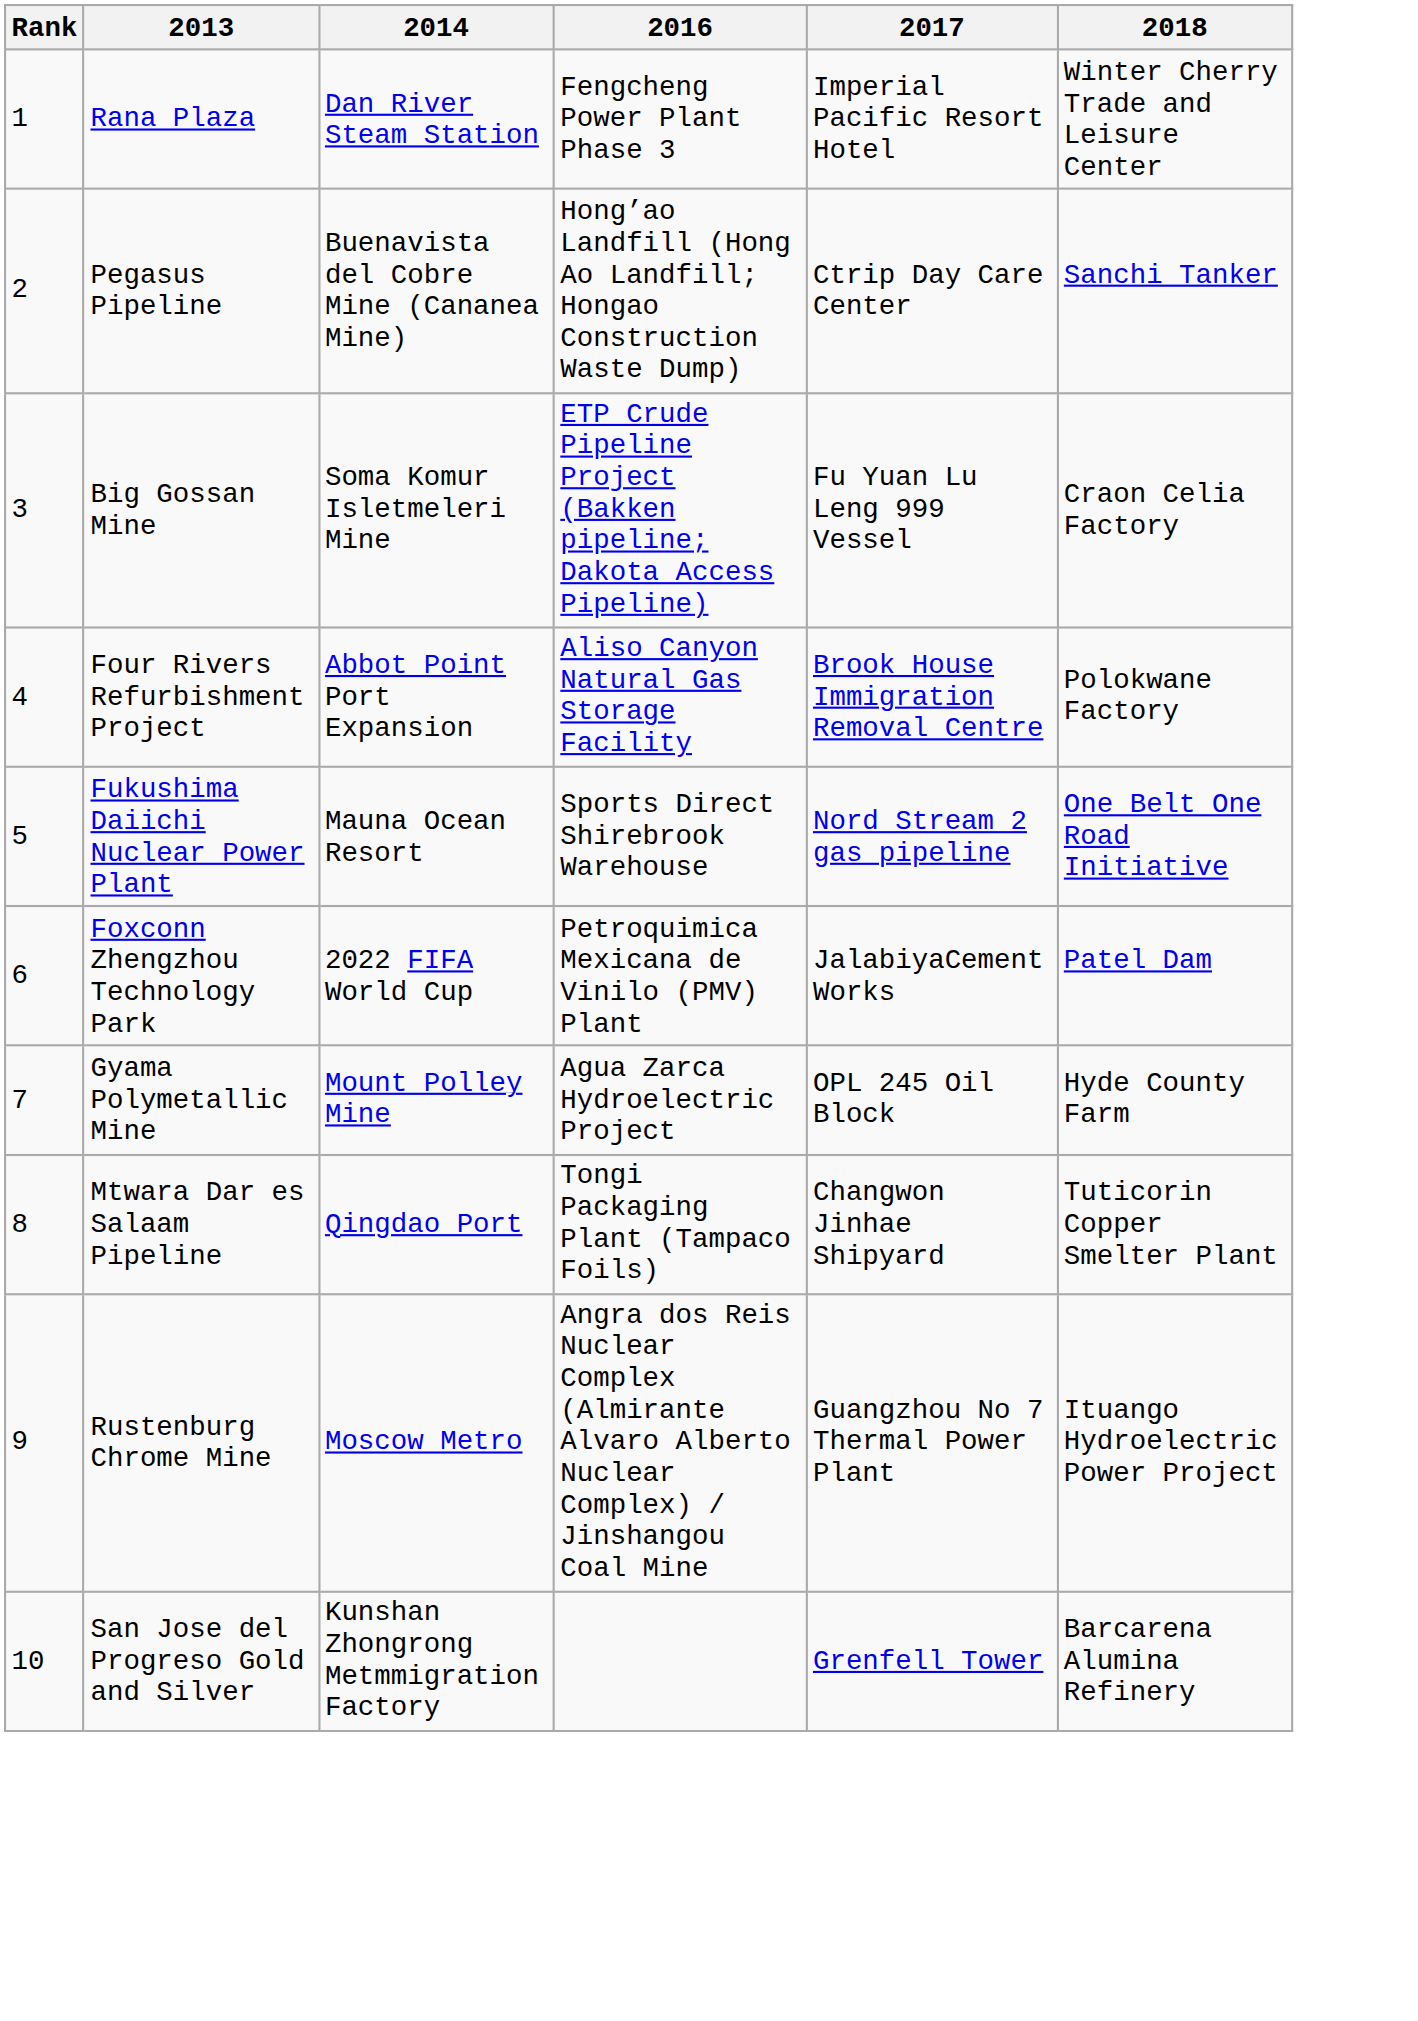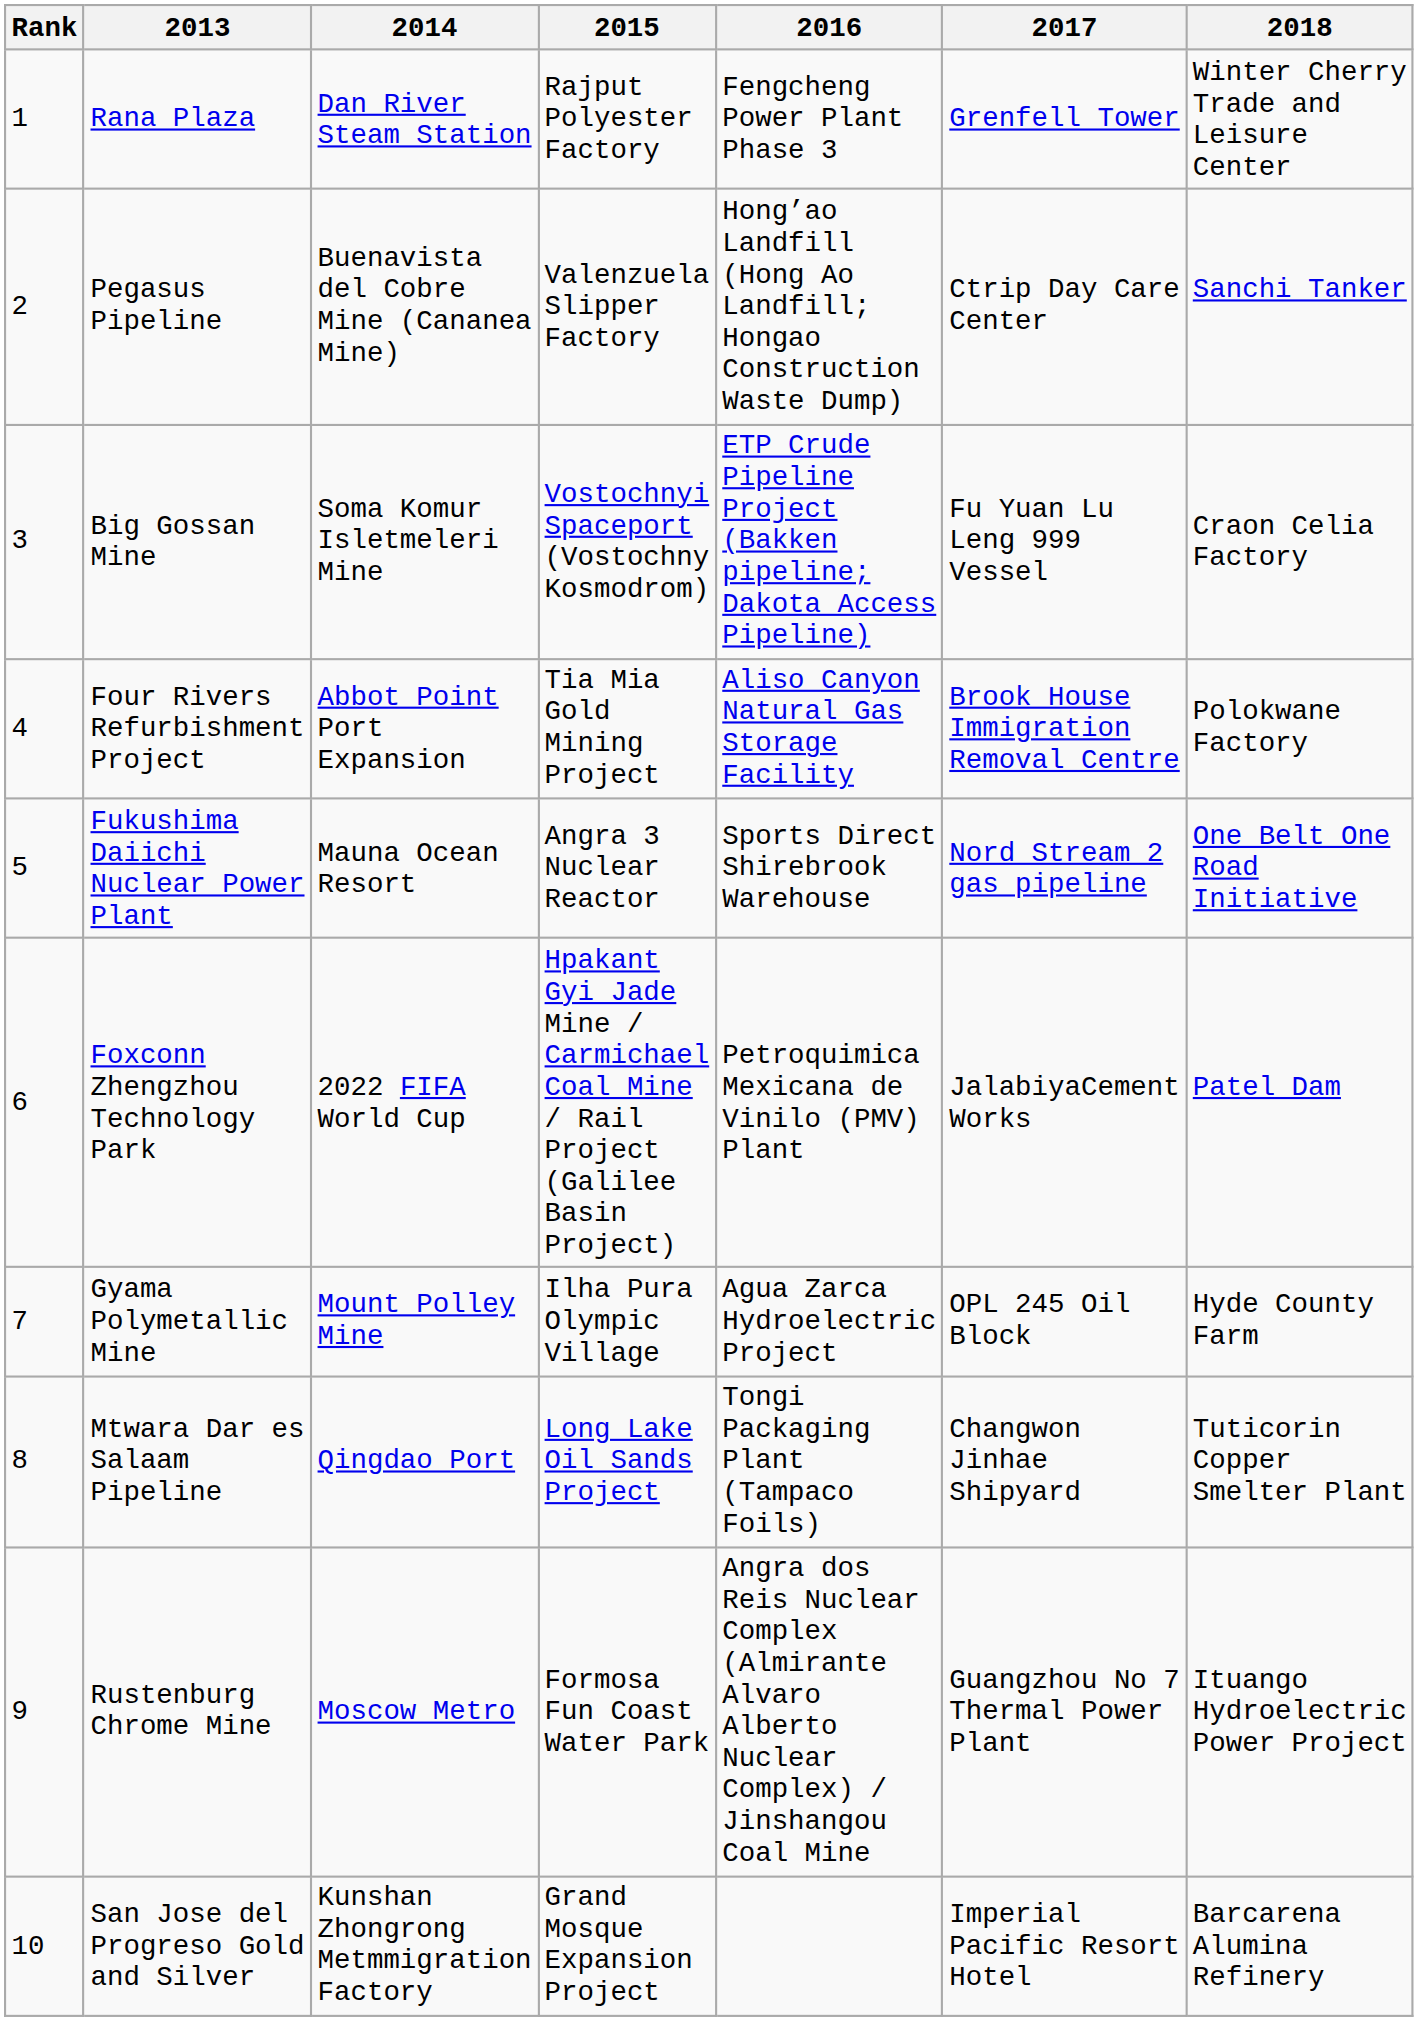+ column: (627, 27)
(928, 120) Imperial Pacific Resort Hotel -> (1065, 120) Grenfell Tower
(928, 1661) Grenfell Tower -> (1065, 1946) Imperial Pacific Resort Hotel
